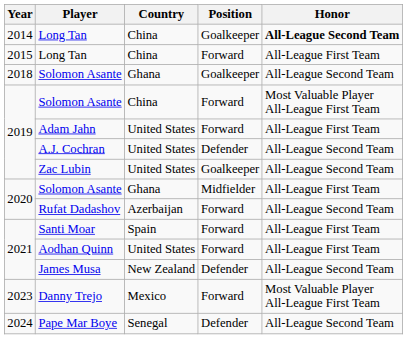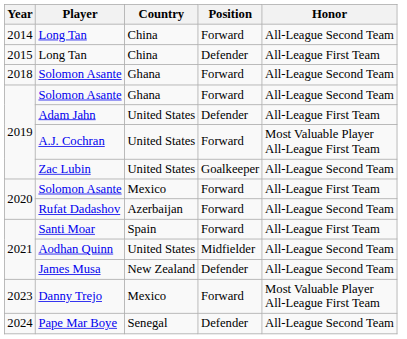(230, 34) Goalkeeper -> (222, 34) Forward
(332, 34) bold -> (329, 34) normal
(222, 54) Forward -> (225, 54) Defender
(230, 74) Goalkeeper -> (222, 74) Forward
(143, 101) China -> (144, 94) Ghana
(322, 101) Most Valuable Player All-League First Team -> (329, 94) All-League Second Team
(222, 128) Forward -> (225, 114) Defender
(225, 149) Defender -> (222, 141) Forward
(329, 149) All-League Second Team -> (322, 141) Most Valuable Player All-League First Team
(144, 189) Ghana -> (147, 189) Mexico
(228, 189) Midfielder -> (222, 189) Forward
(222, 249) Forward -> (228, 249) Midfielder
(322, 249) All-League First Team -> (329, 249) All-League Second Team
